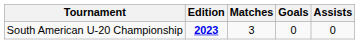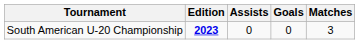columns swapped: (252, 13) <-> (333, 13)
